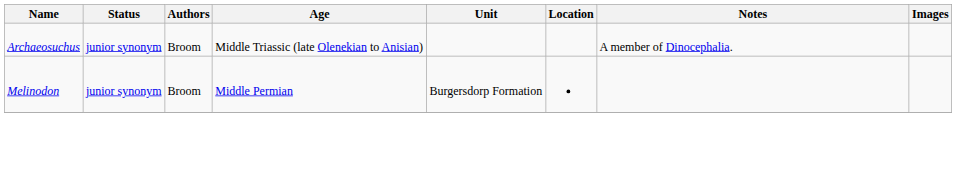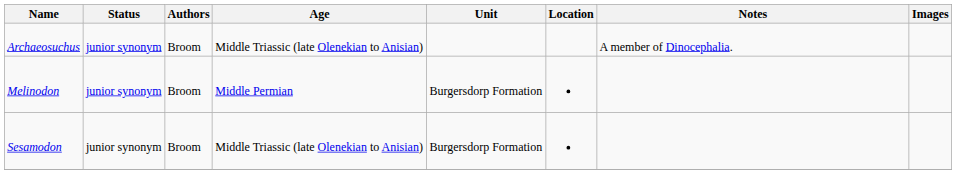+ row: (34, 147)
